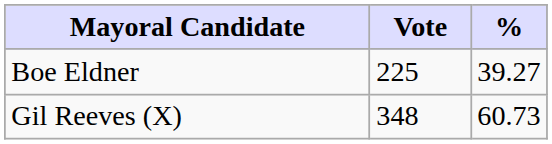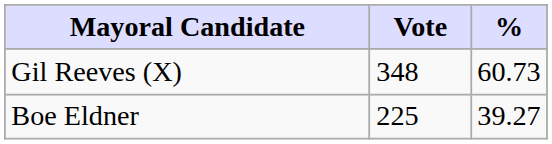rows swapped: (97, 116) <-> (75, 71)
